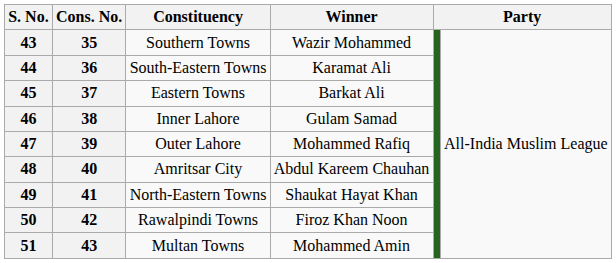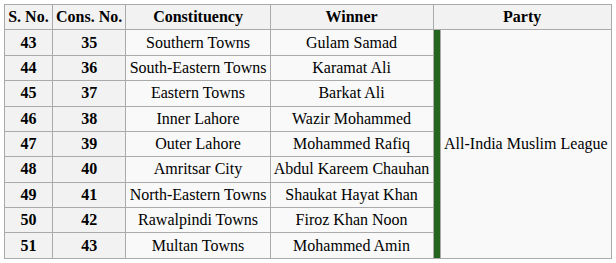(352, 42) Wazir Mohammed -> (352, 42) Gulam Samad
(352, 118) Gulam Samad -> (352, 118) Wazir Mohammed
